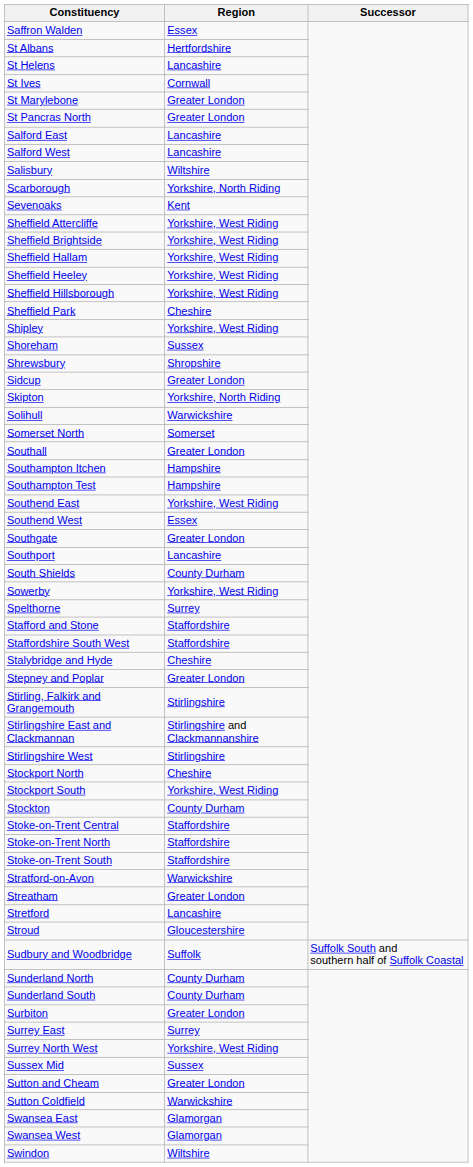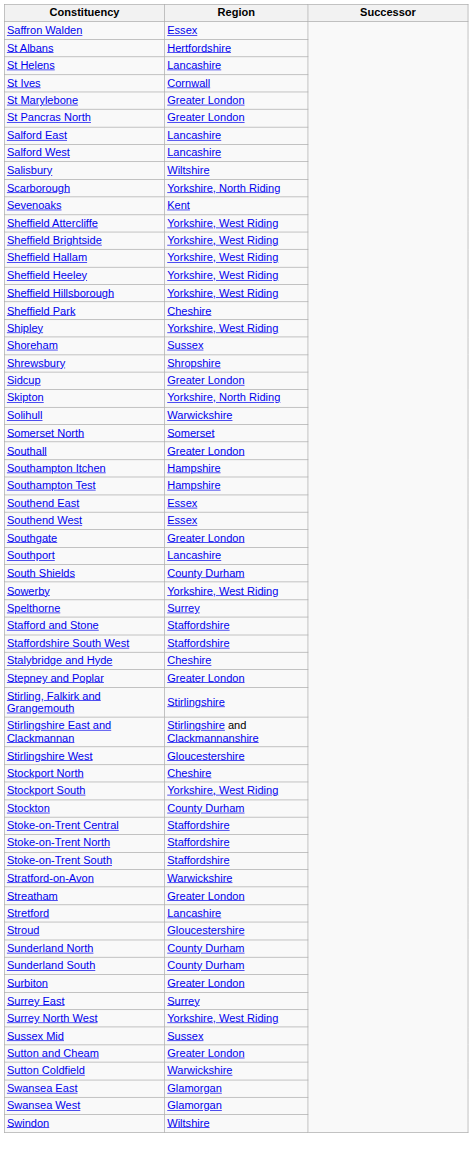(223, 503) Yorkshire, West Riding -> (182, 503) Essex
(196, 755) Stirlingshire -> (206, 755) Gloucestershire
- row: (69, 954)
